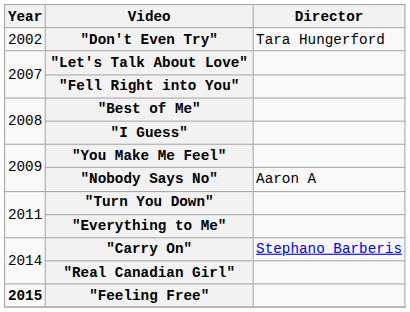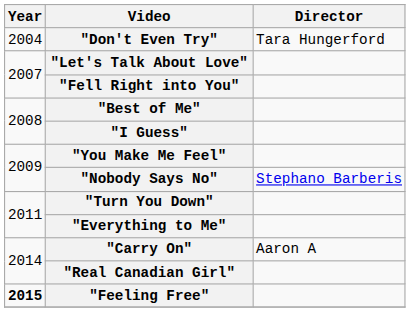(25, 40) 2002 -> (25, 40) 2004
(286, 179) Aaron A -> (329, 179) Stephano Barberis
(329, 249) Stephano Barberis -> (286, 249) Aaron A
